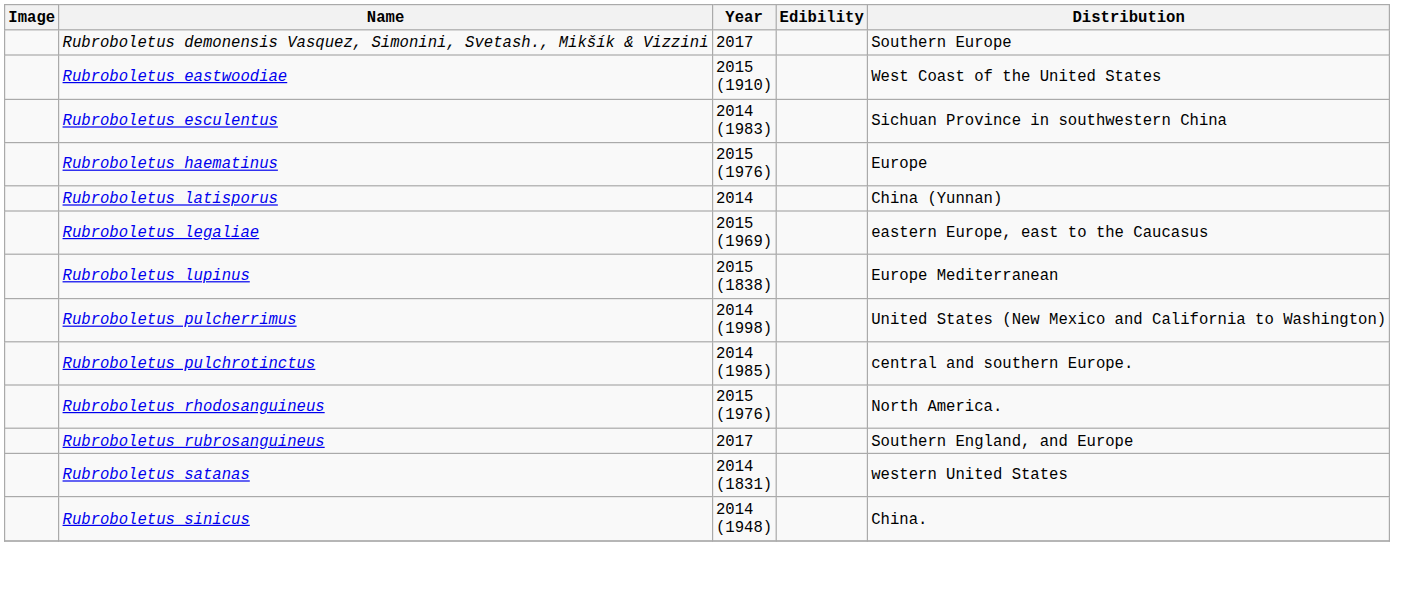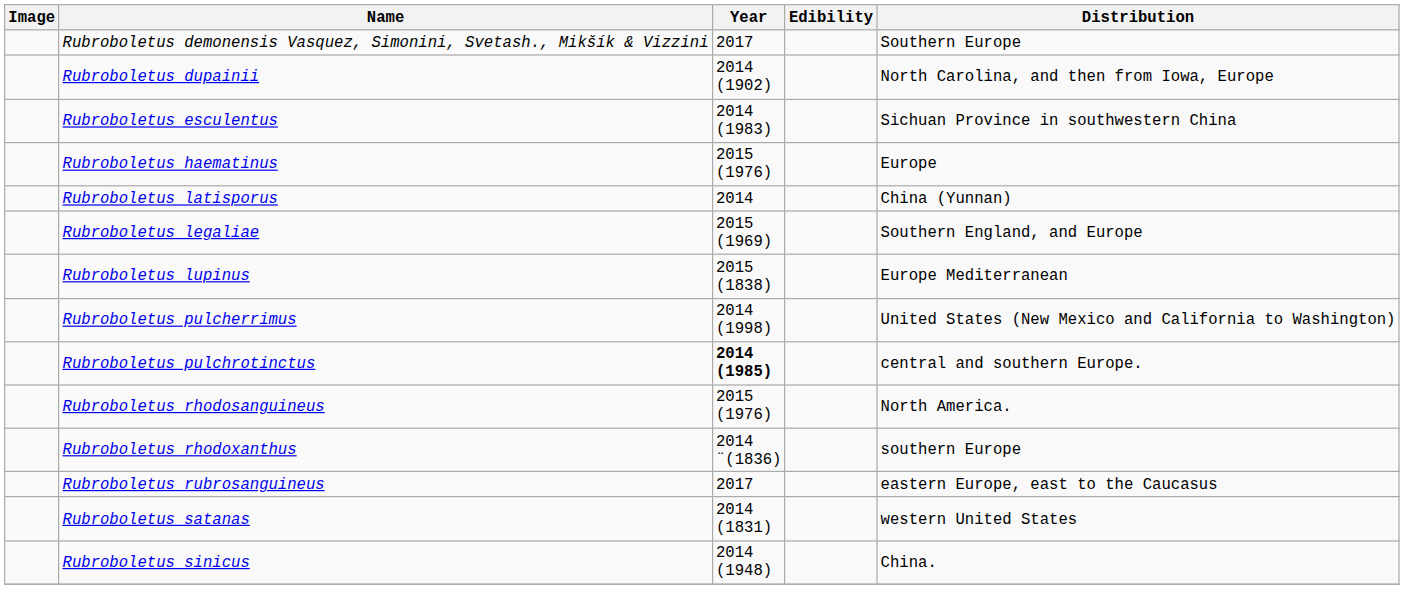+ row: (161, 77)
- row: (175, 77)
(1040, 233) eastern Europe, east to the Caucasus -> (1012, 233) Southern England, and Europe
(744, 363) normal -> (744, 363) bold
+ row: (180, 450)
(1002, 441) Southern England, and Europe -> (1049, 484) eastern Europe, east to the Caucasus
